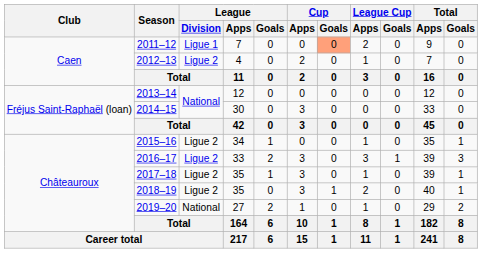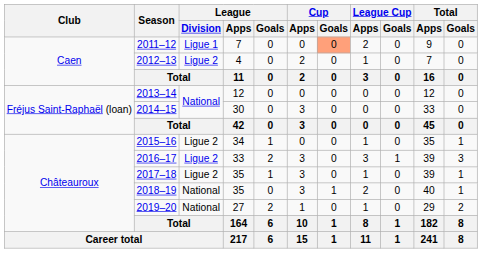(201, 191) Ligue 2 -> (201, 191) National
